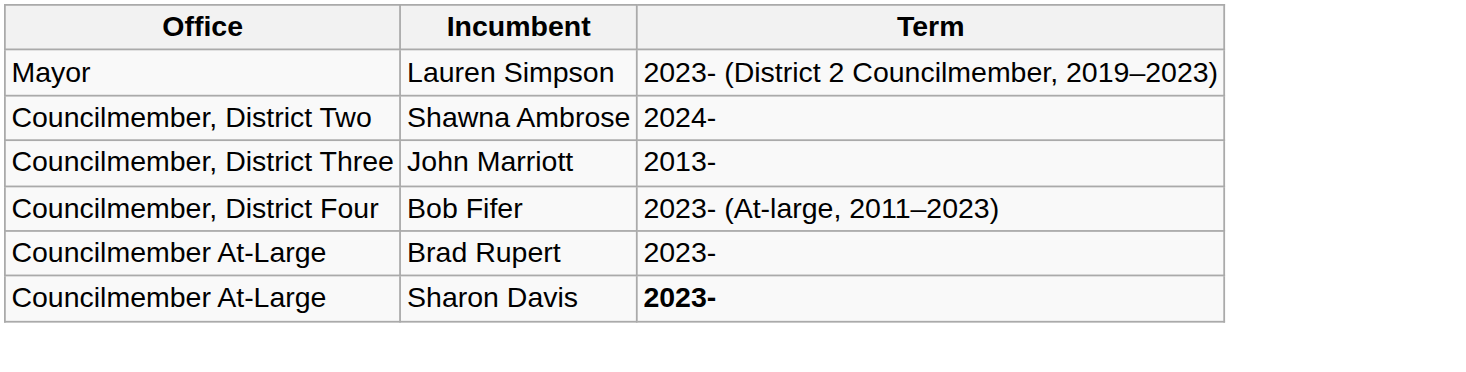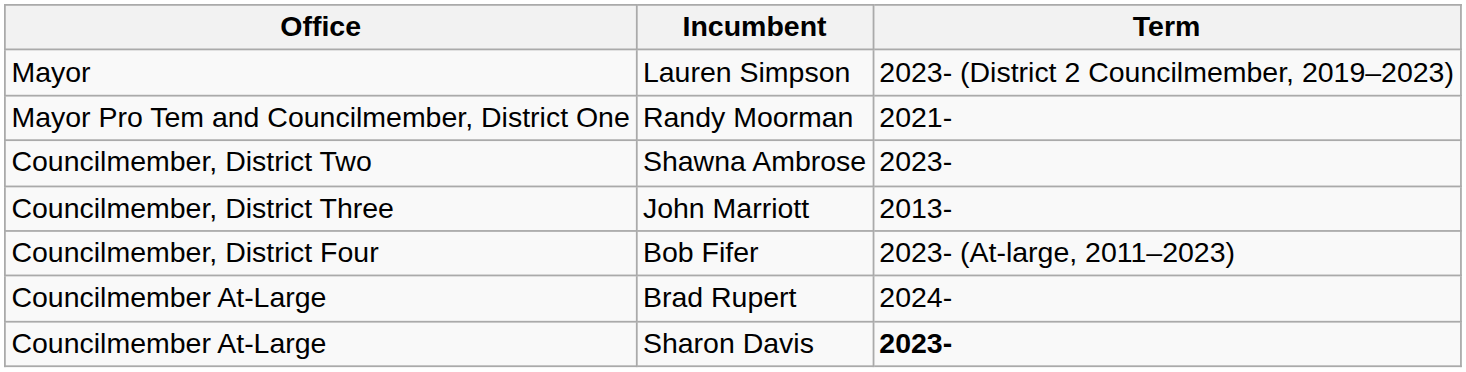+ row: (748, 117)
(680, 117) 2024- -> (916, 162) 2023-
(680, 252) 2023- -> (916, 298) 2024-
